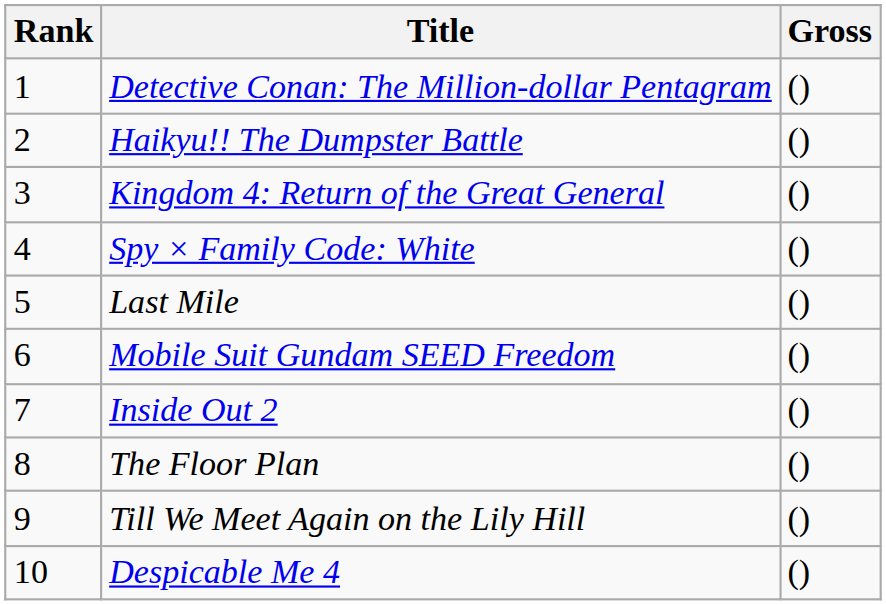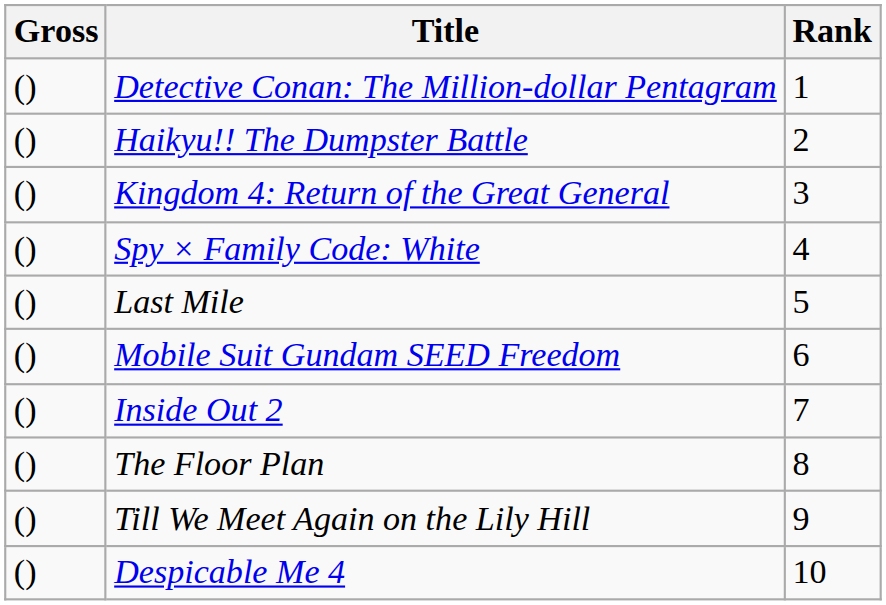columns swapped: (54, 31) <-> (830, 31)
